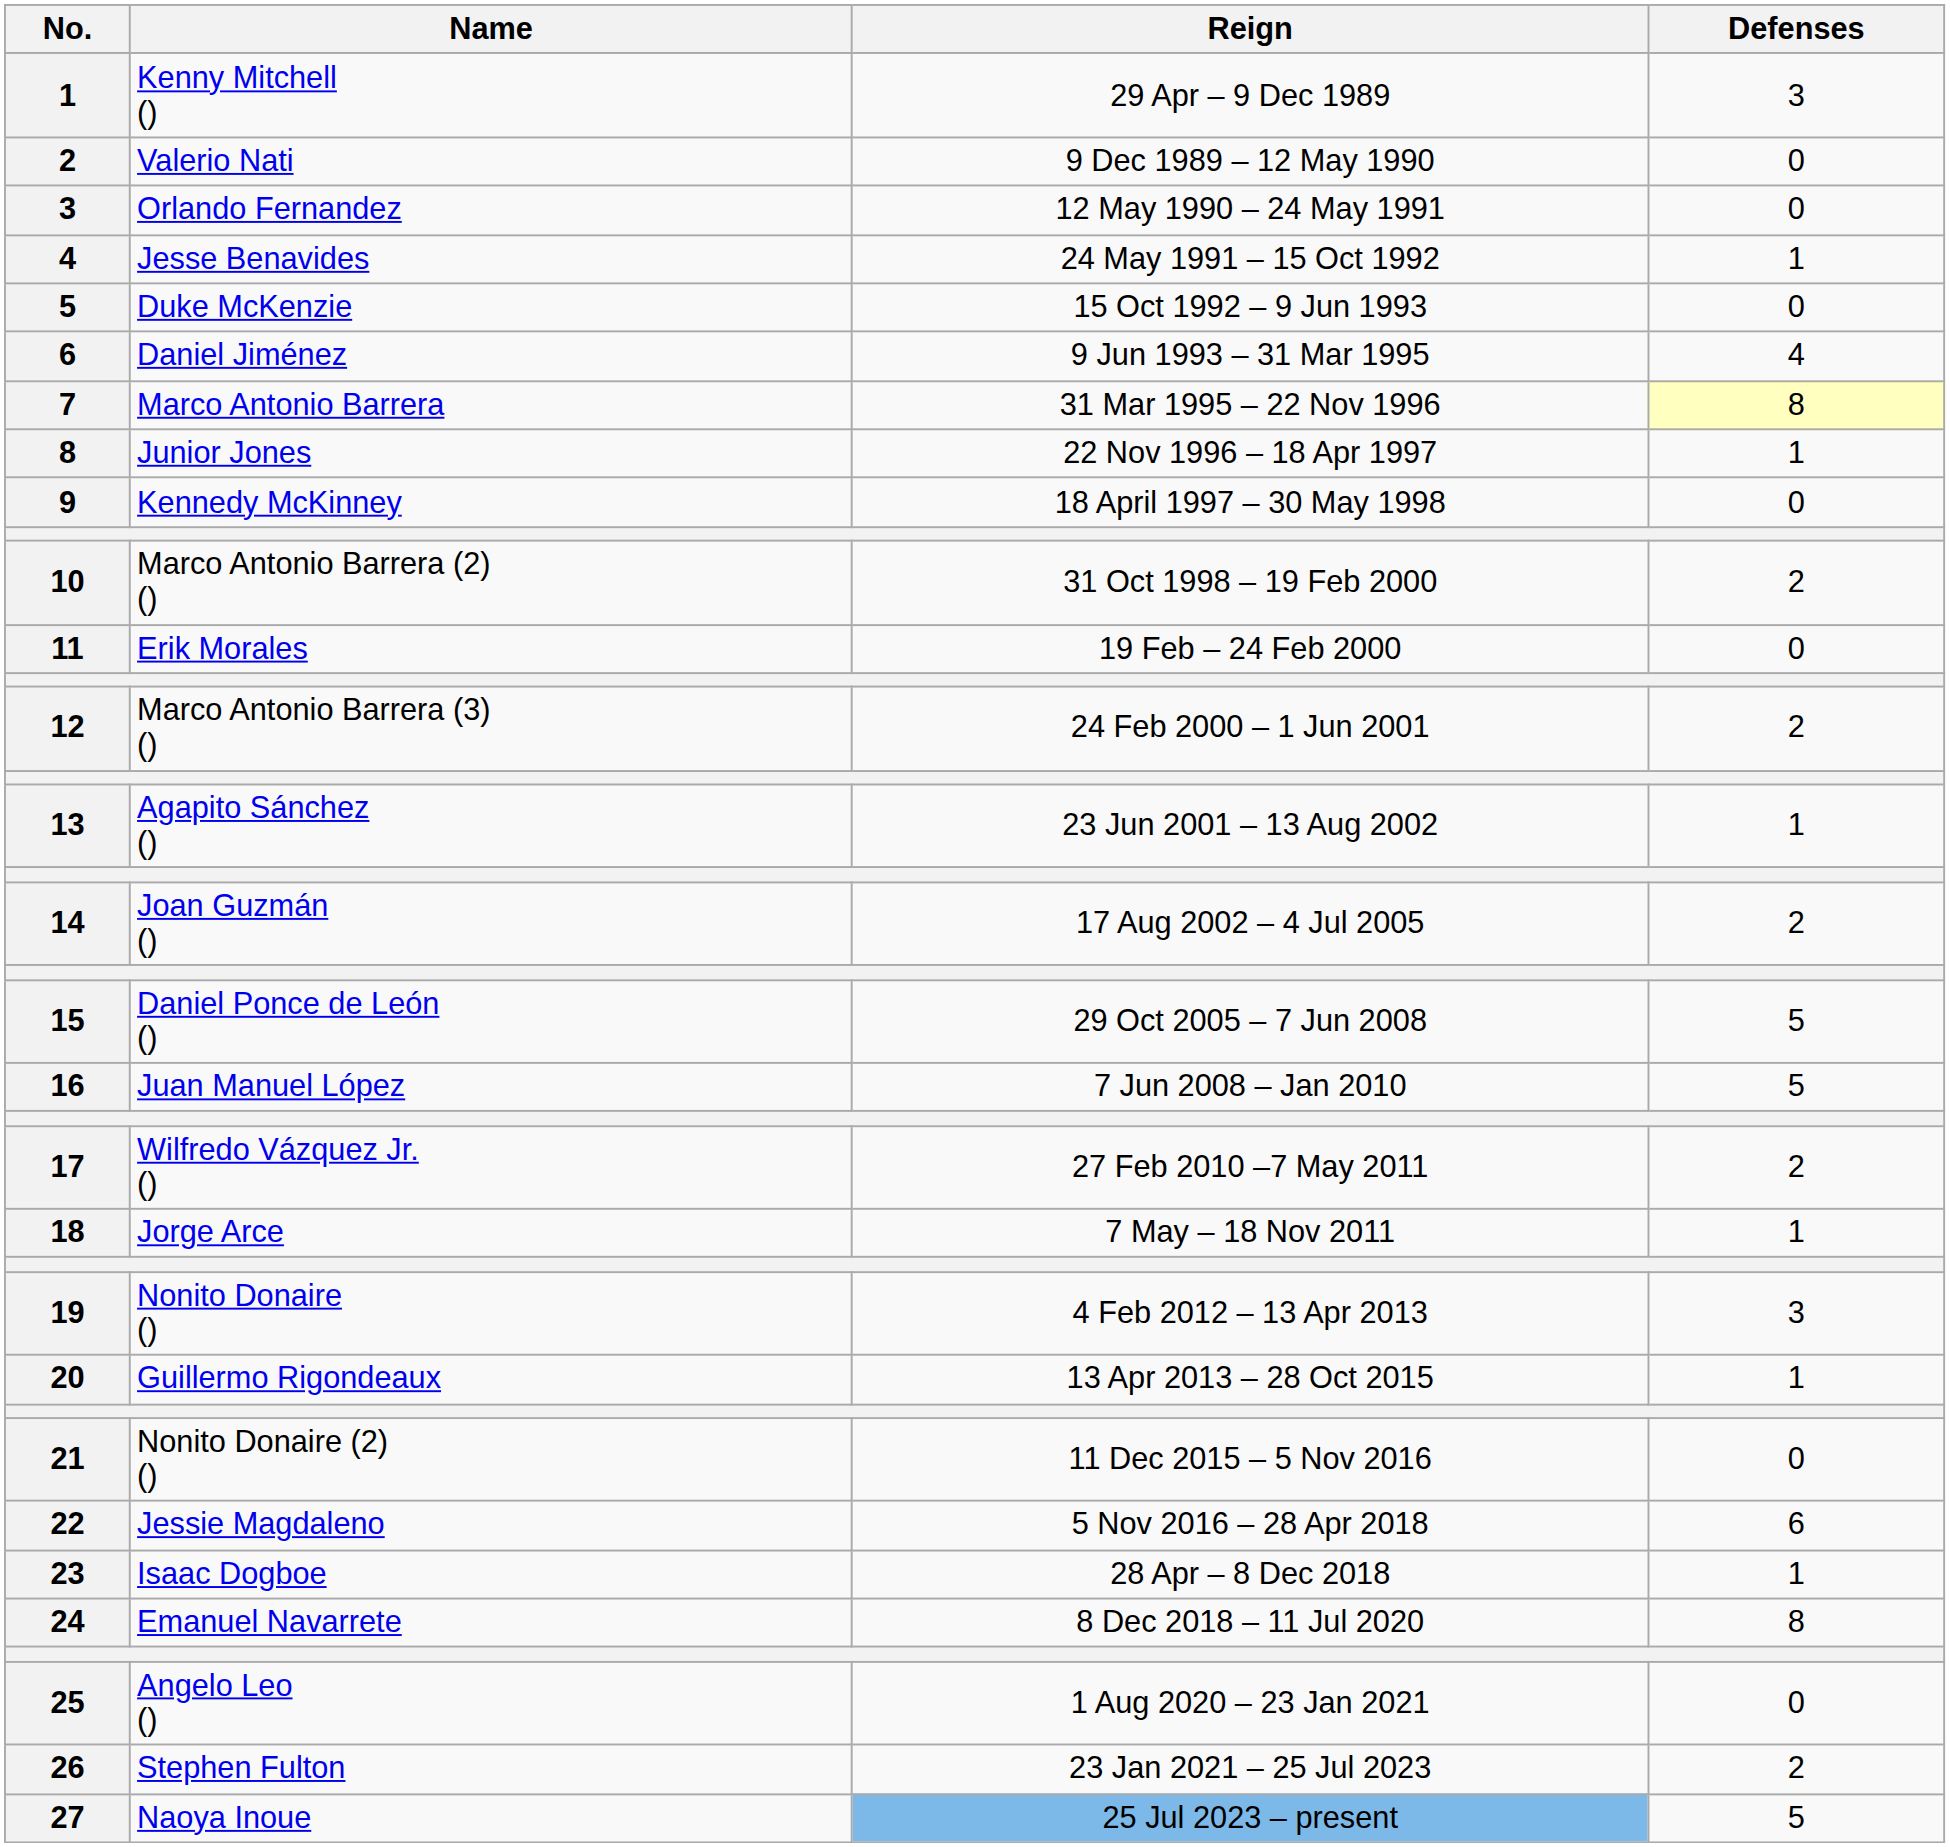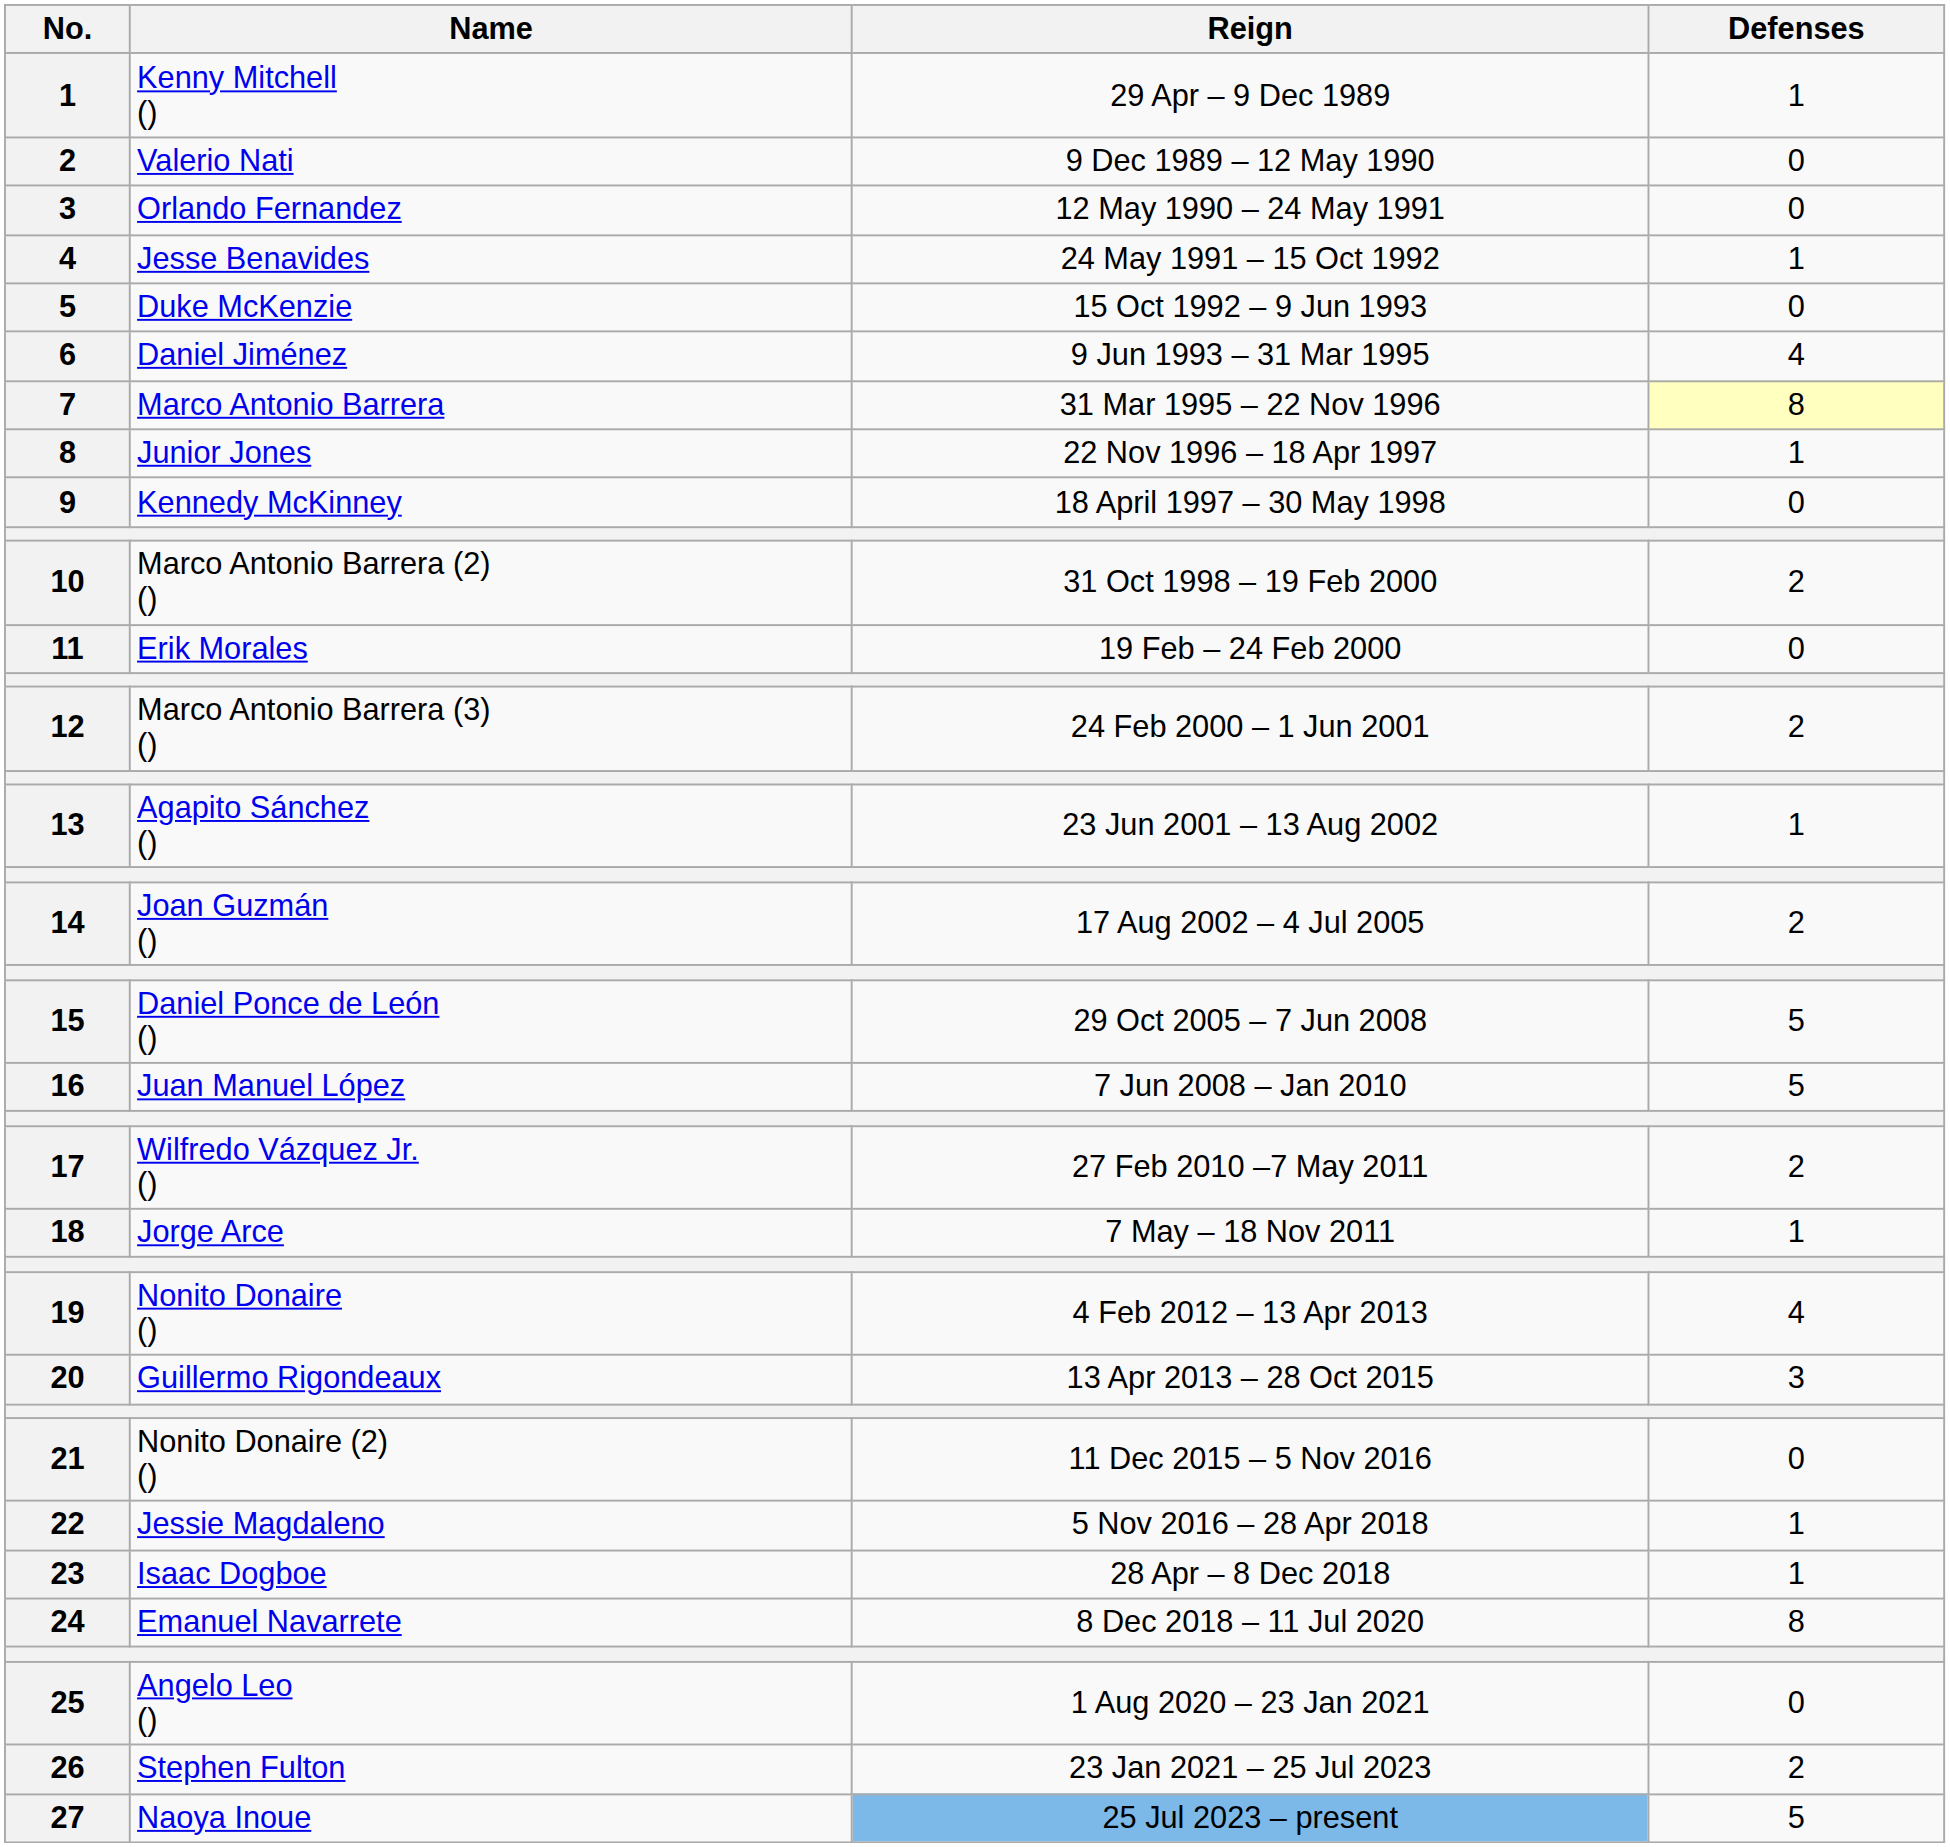(1796, 94) 3 -> (1796, 94) 1
(1796, 1312) 3 -> (1796, 1312) 4
(1796, 1378) 1 -> (1796, 1378) 3
(1796, 1525) 6 -> (1796, 1525) 1
